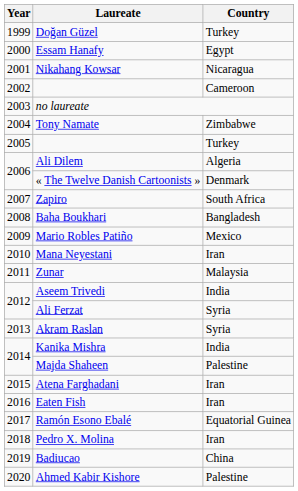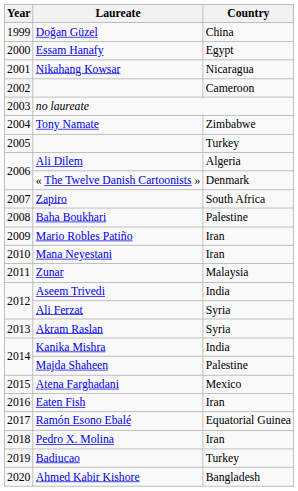(222, 32) Turkey -> (220, 32) China
(233, 217) Bangladesh -> (227, 217) Palestine
(224, 236) Mexico -> (215, 236) Iran
(215, 384) Iran -> (224, 384) Mexico
(220, 458) China -> (222, 458) Turkey
(227, 476) Palestine -> (233, 476) Bangladesh
